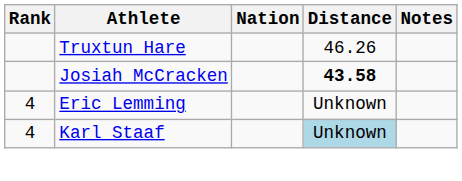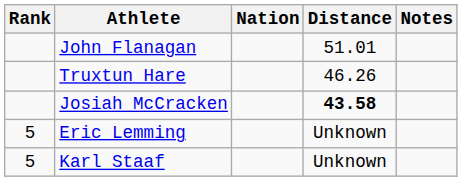+ row: (128, 48)
(30, 105) 4 -> (30, 133) 5
(30, 133) 4 -> (30, 162) 5
(350, 133) lightblue background -> (350, 162) no background
